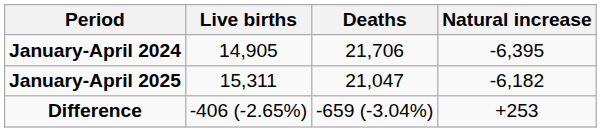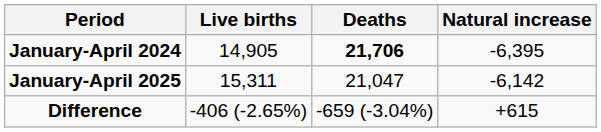(375, 50) normal -> (375, 50) bold
(517, 80) -6,182 -> (517, 80) -6,142
(517, 111) +253 -> (517, 111) +615
